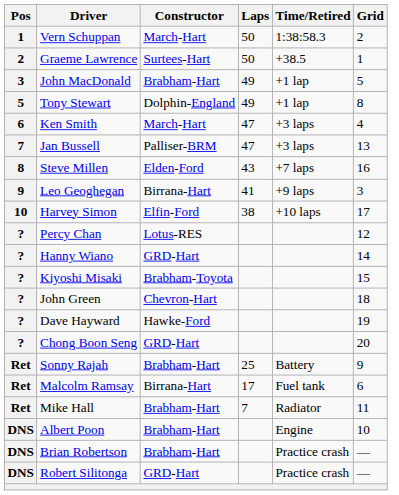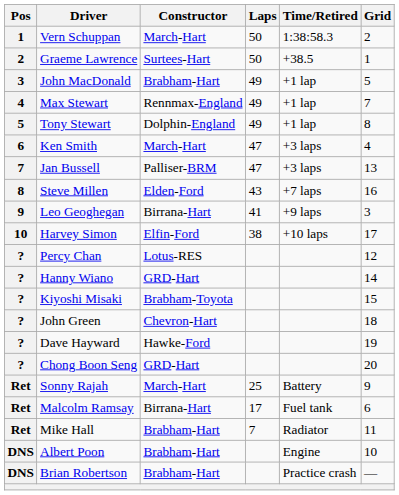+ row: (74, 102)
(182, 364) Brabham-Hart -> (175, 386) March-Hart
- row: (84, 473)
